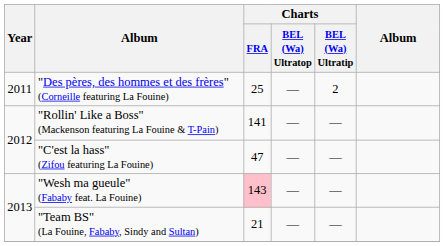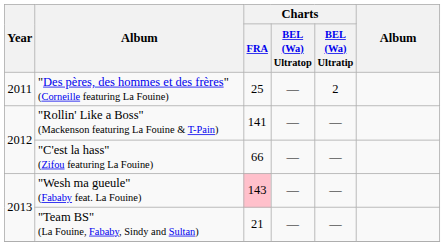(257, 156) 47 -> (257, 156) 66
